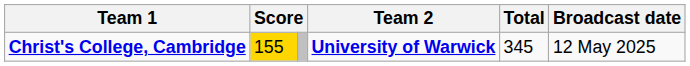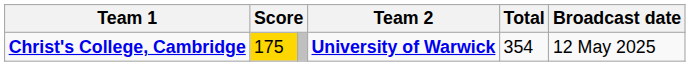(269, 46) 155 -> (269, 46) 175
(518, 46) 345 -> (518, 46) 354
